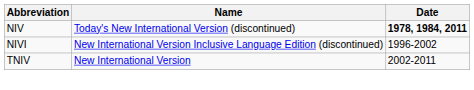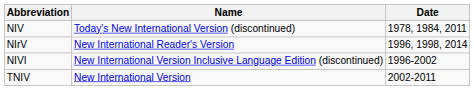(427, 28) bold -> (427, 28) normal
+ row: (17, 45)
